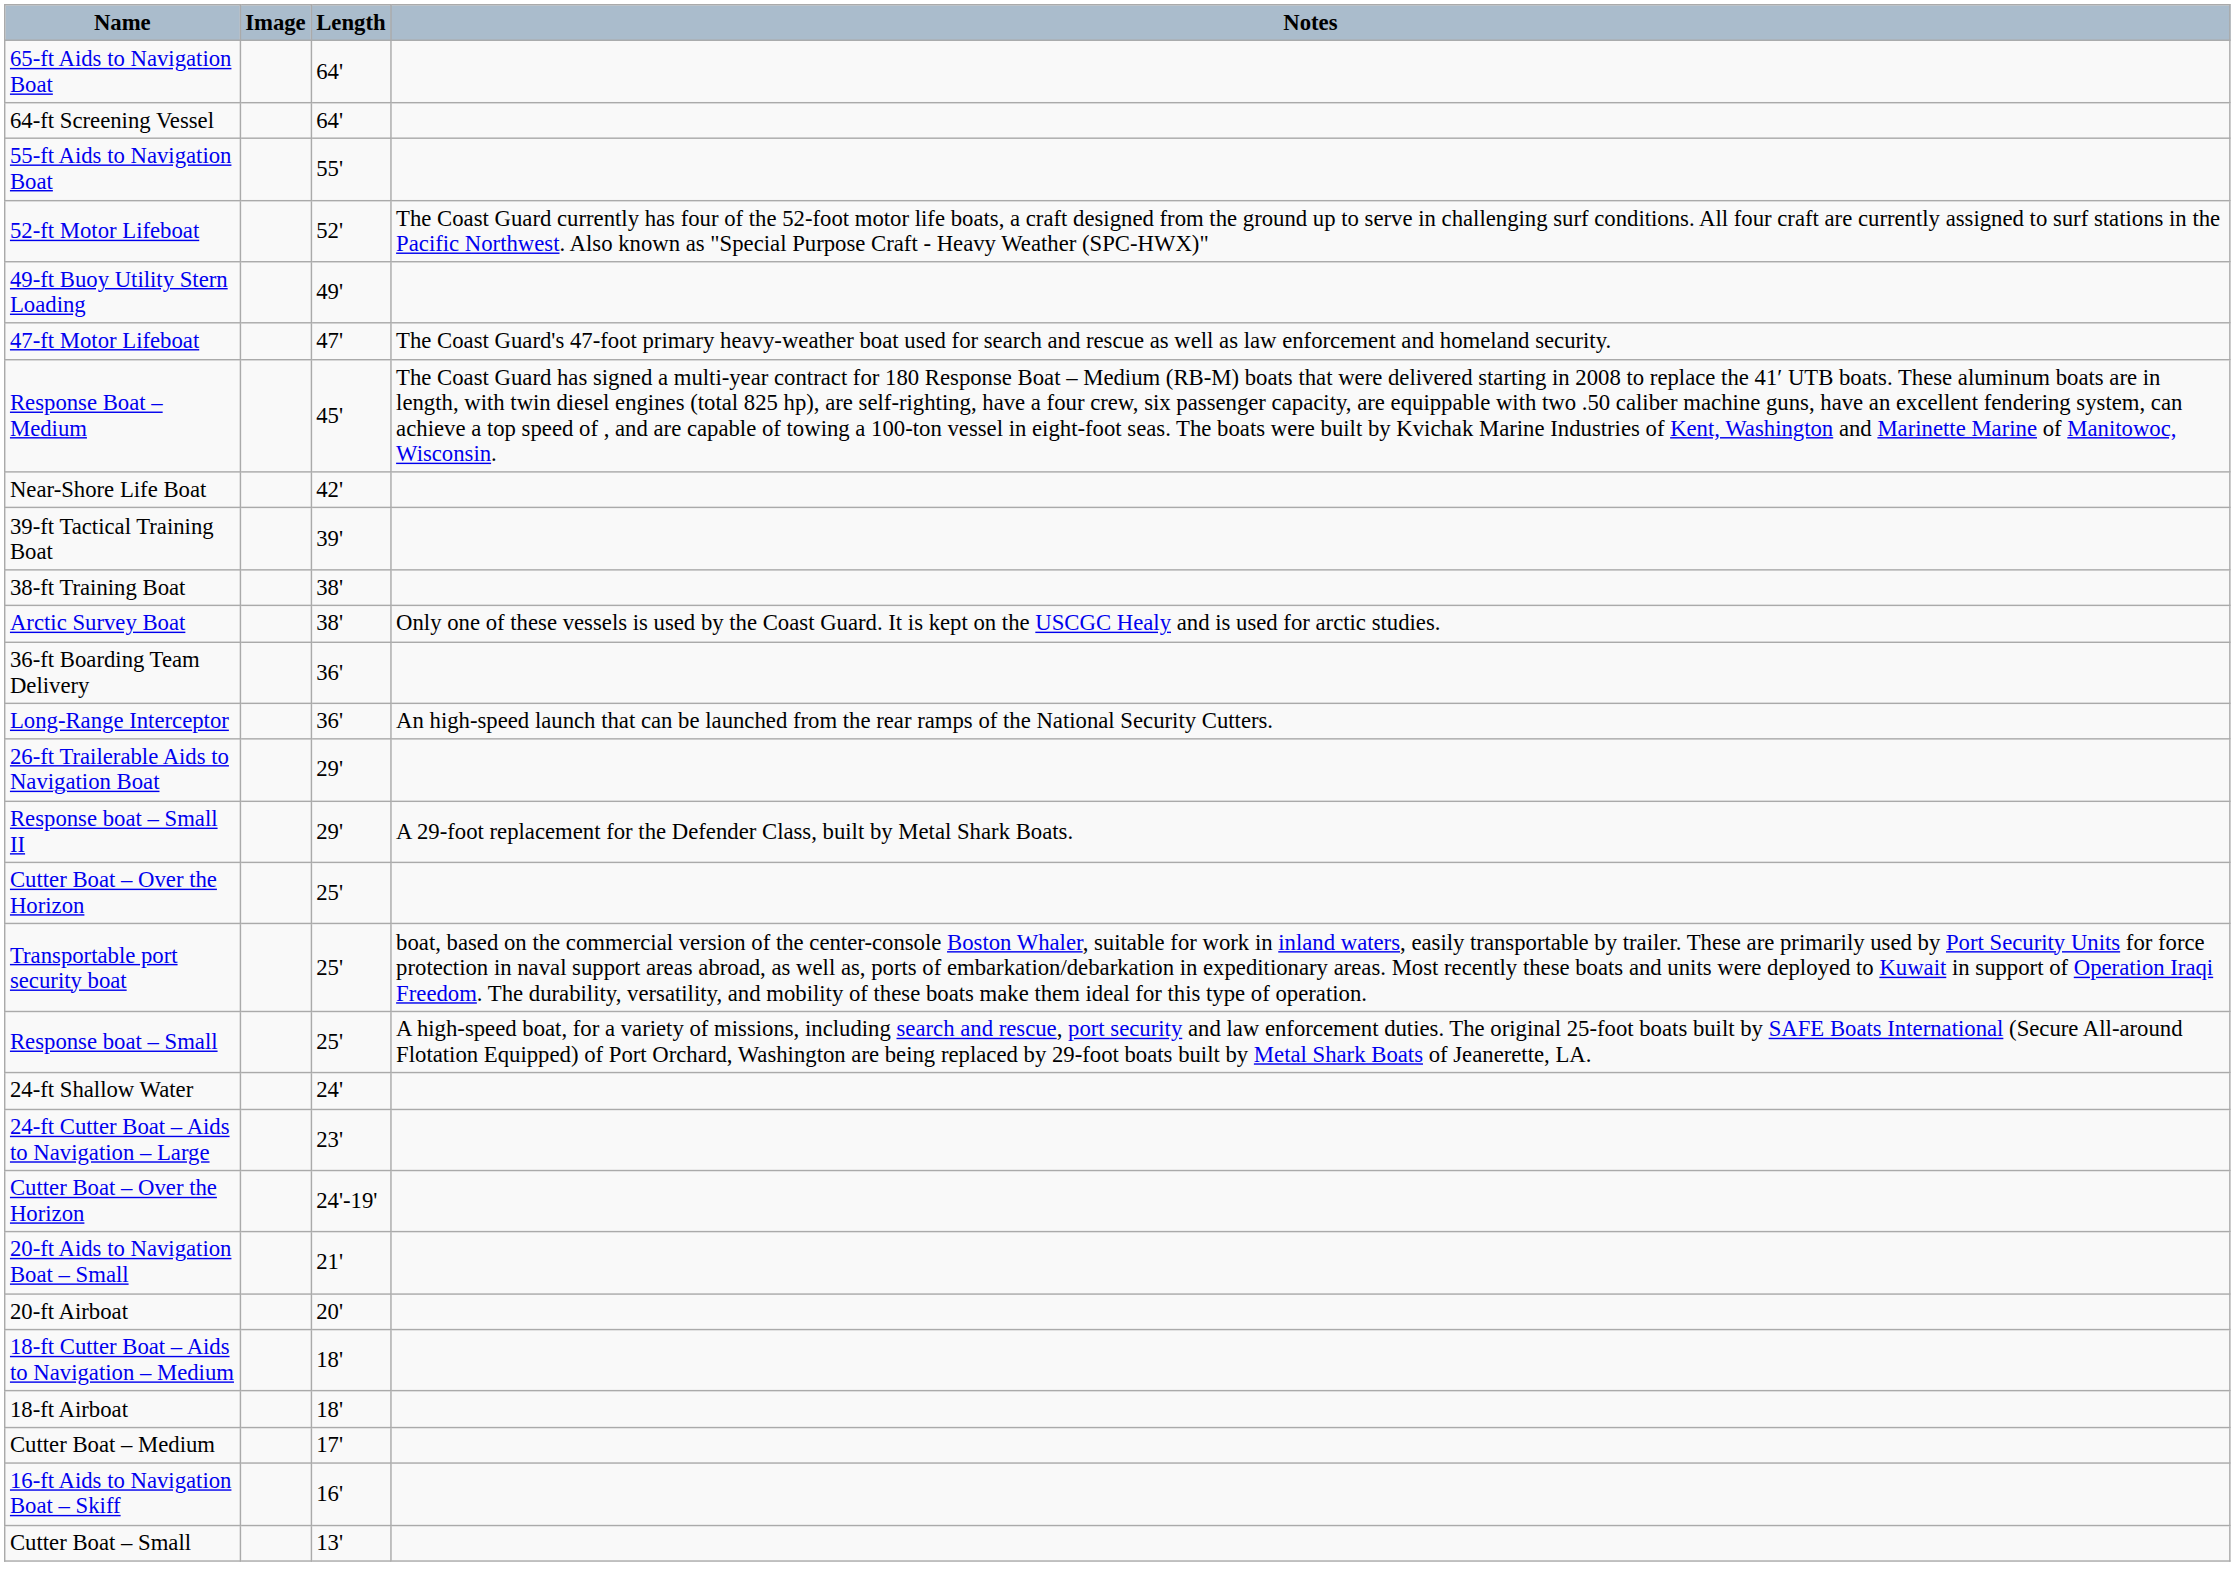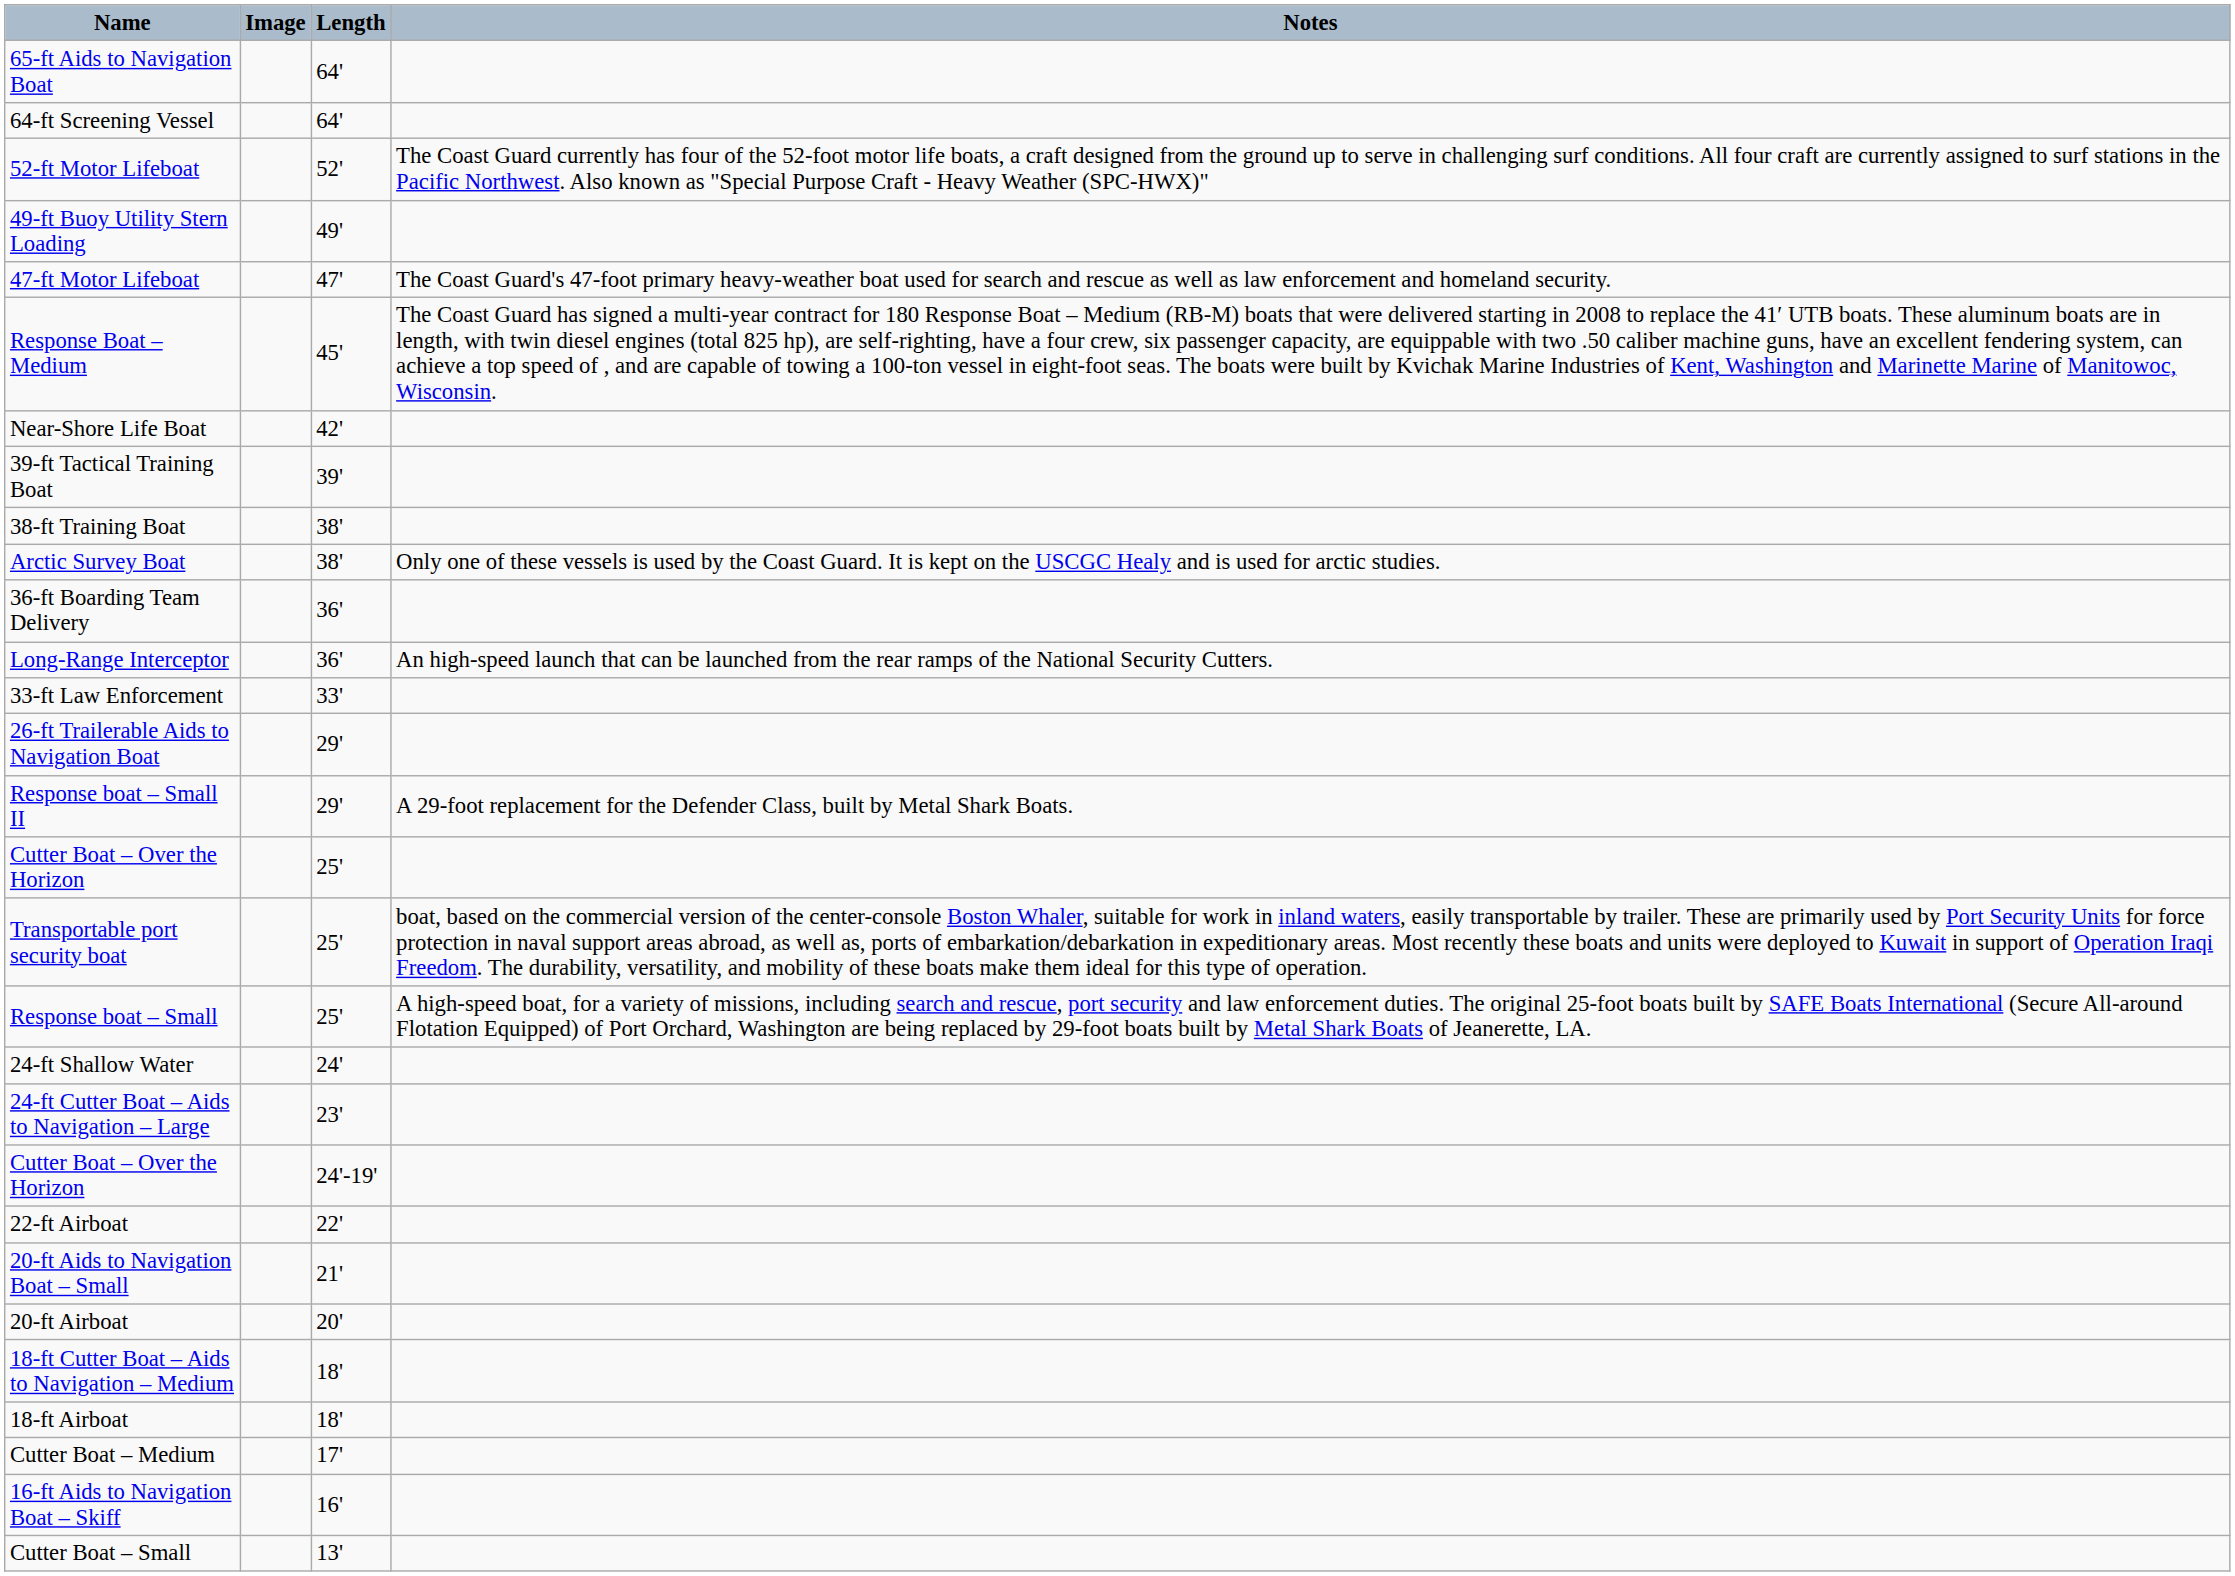- row: (121, 168)
+ row: (117, 695)
+ row: (69, 1224)
